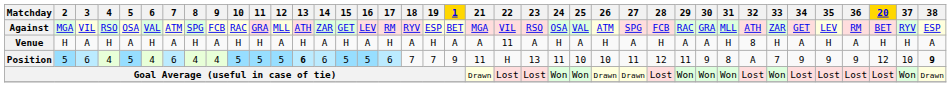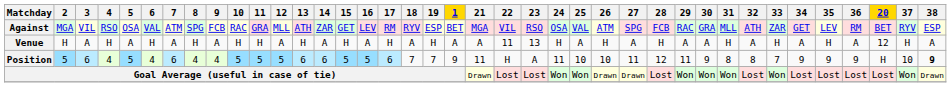(535, 43) A -> (535, 43) 13
(753, 43) 8 -> (753, 43) A
(883, 43) H -> (883, 43) 12
(303, 59) bold -> (303, 59) normal
(535, 59) 13 -> (535, 59) A
(753, 59) A -> (753, 59) 8
(883, 59) 12 -> (883, 59) H
